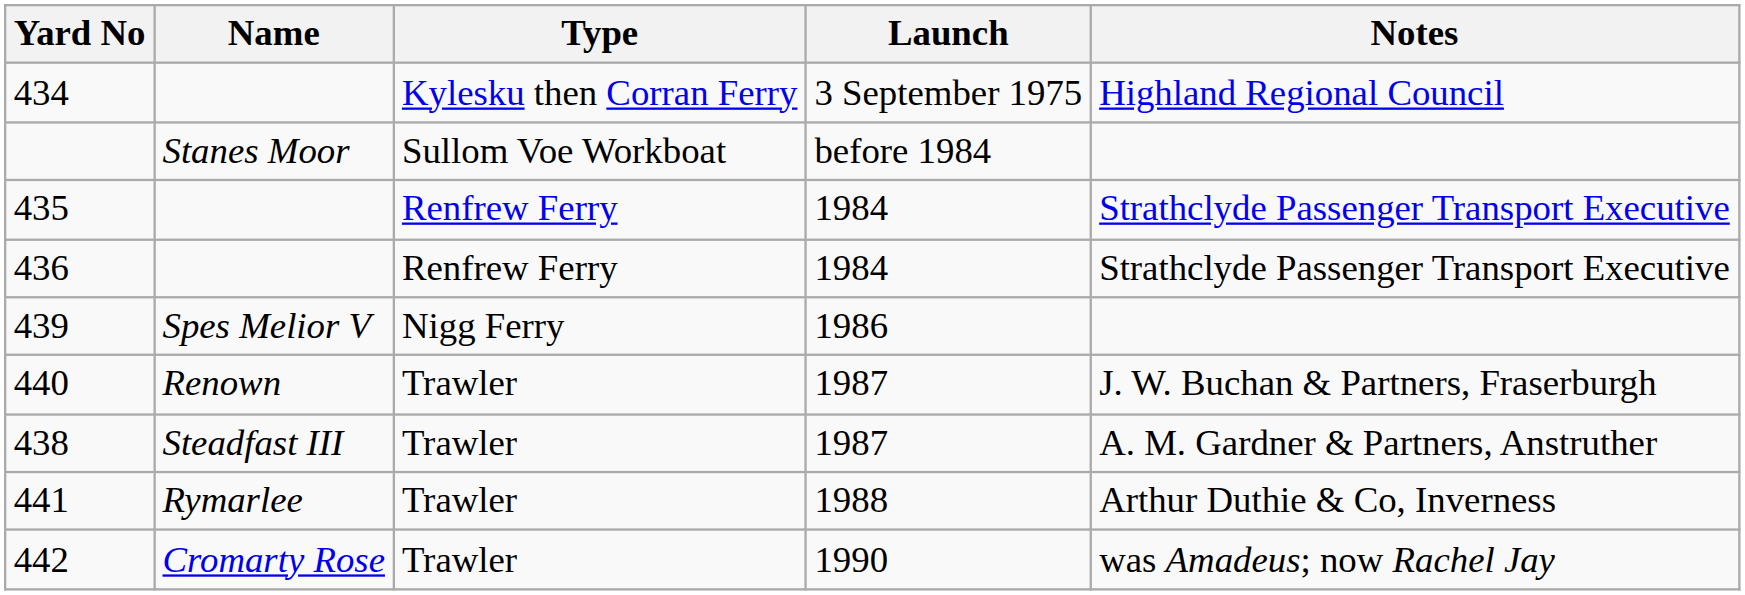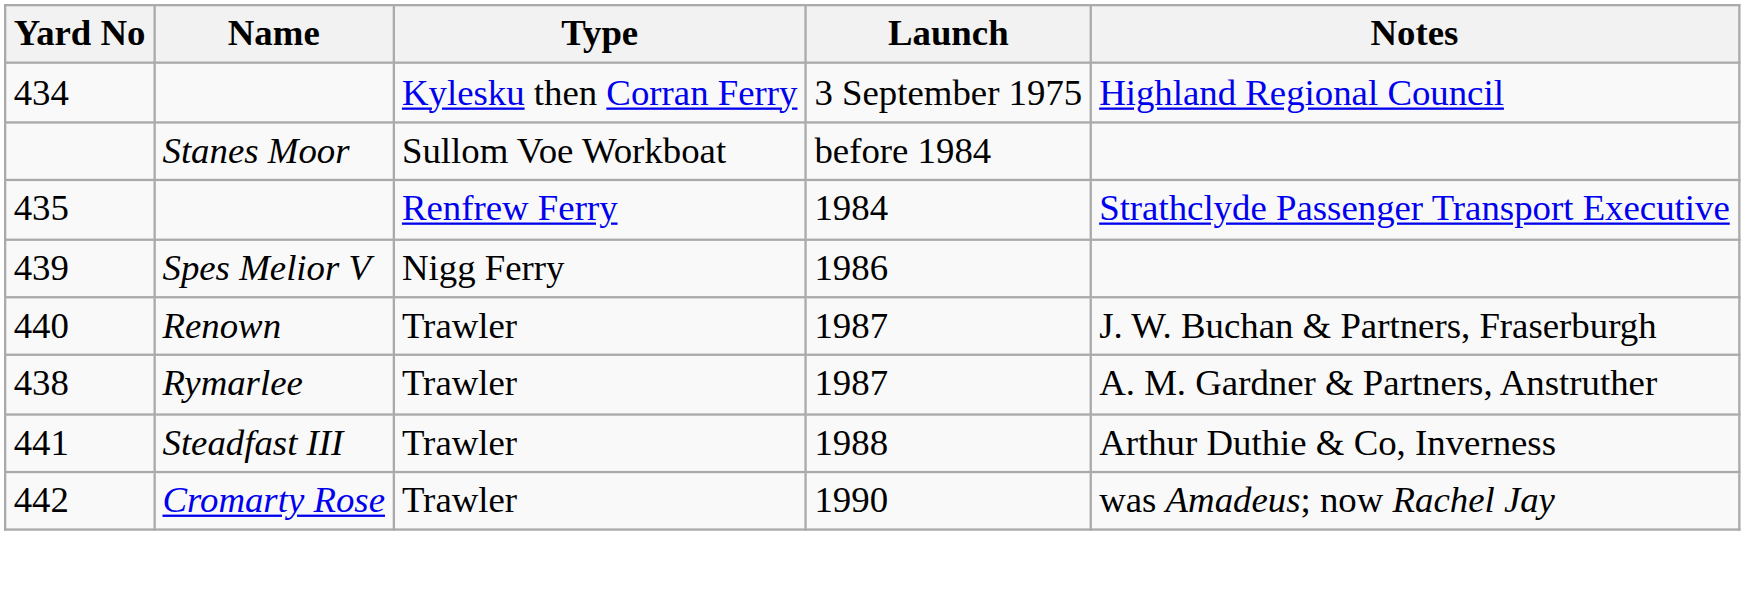- row: (41, 267)
(253, 442) Steadfast III -> (233, 383) Rymarlee
(233, 500) Rymarlee -> (253, 442) Steadfast III
